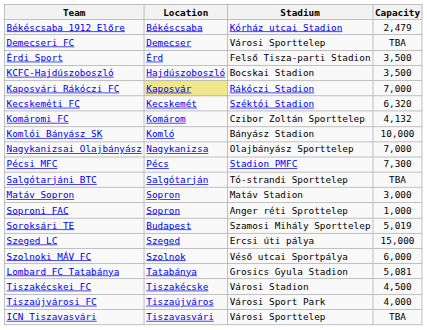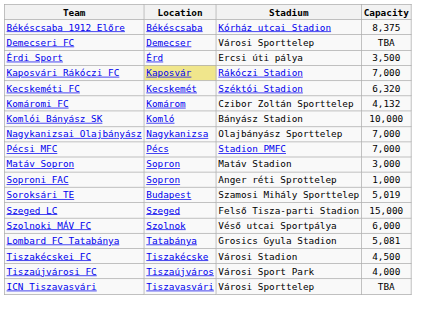(398, 27) 2,479 -> (386, 27) 8,375
(300, 58) Felső Tisza-parti Stadion -> (261, 58) Ercsi úti pálya
- row: (60, 73)
(398, 165) 7,300 -> (386, 149) 7,000
- row: (52, 180)
(272, 241) Ercsi úti pálya -> (289, 210) Felső Tisza-parti Stadion
